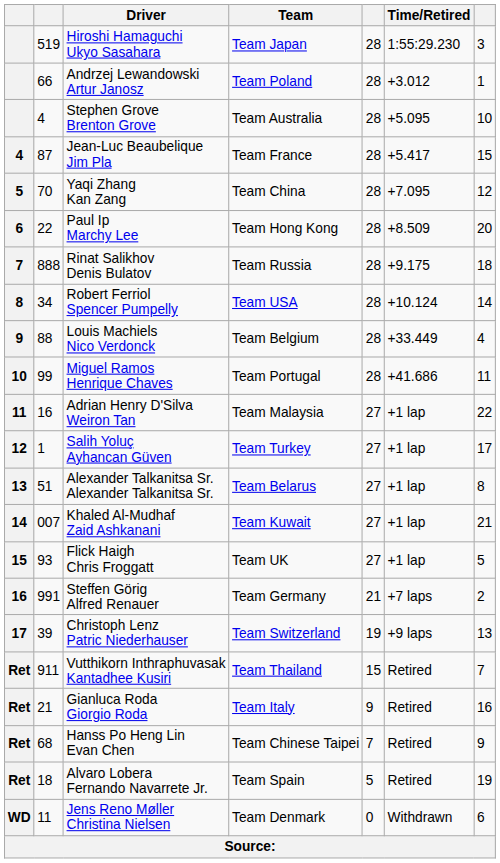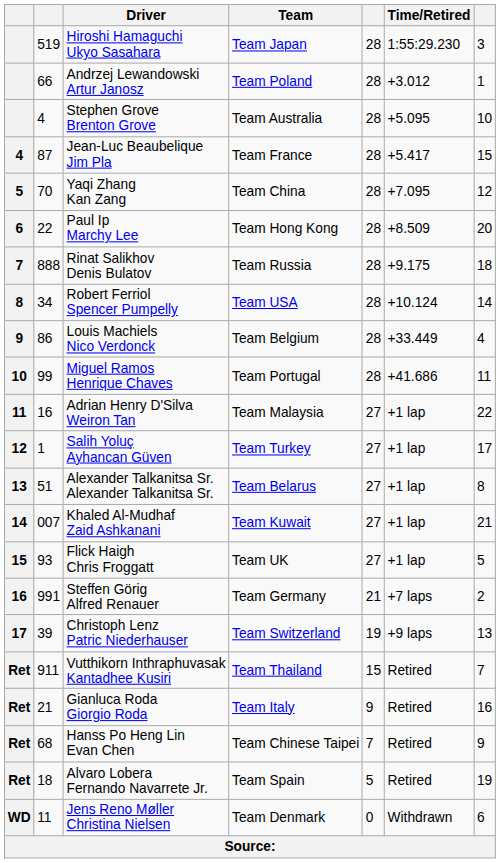(45, 339) 88 -> (45, 339) 86
